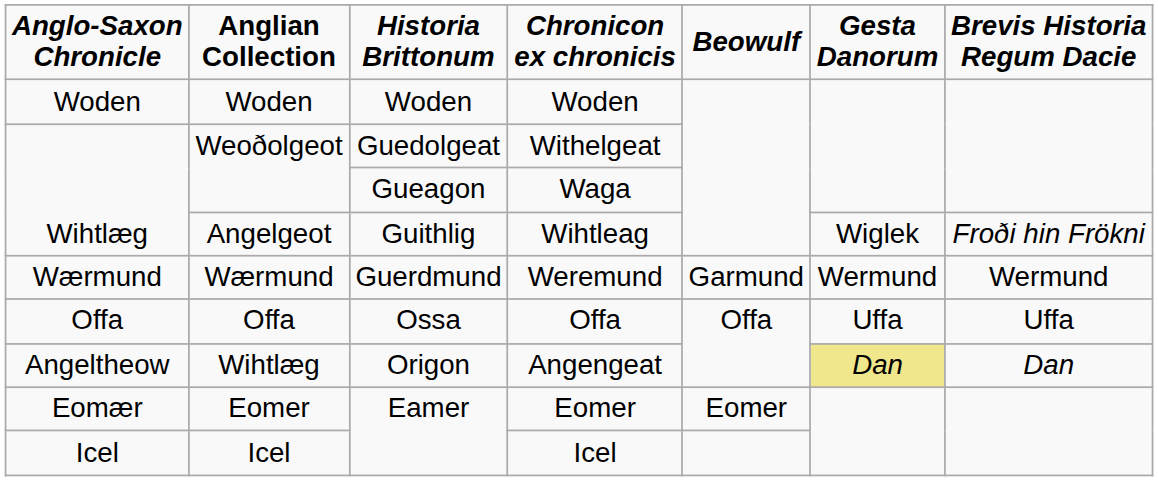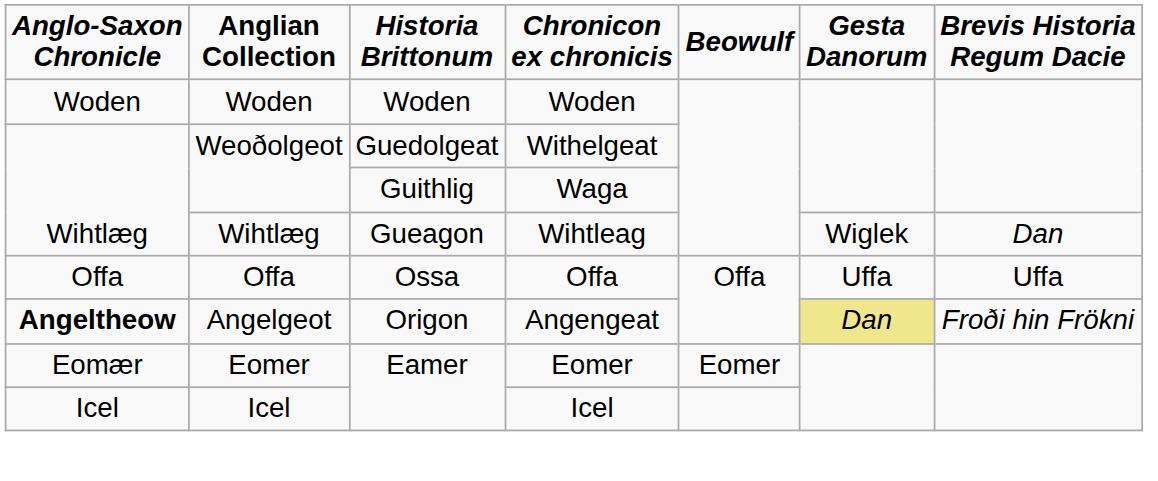(428, 189) Gueagon -> (427, 189) Guithlig
(269, 233) Angelgeot -> (269, 233) Wihtlæg
(428, 233) Guithlig -> (427, 233) Gueagon
(1049, 233) Froði hin Frökni -> (1038, 233) Dan
- row: (595, 277)
(97, 364) normal -> (97, 320) bold
(269, 364) Wihtlæg -> (269, 320) Angelgeot
(1049, 364) Dan -> (1038, 320) Froði hin Frökni
